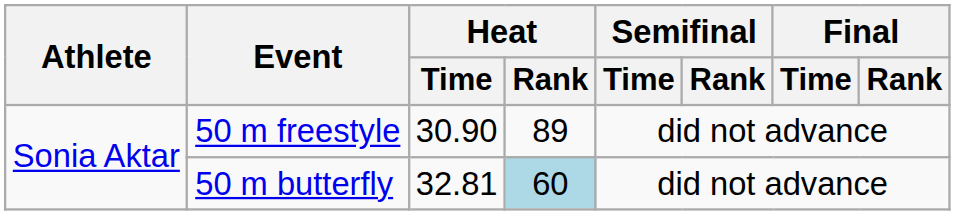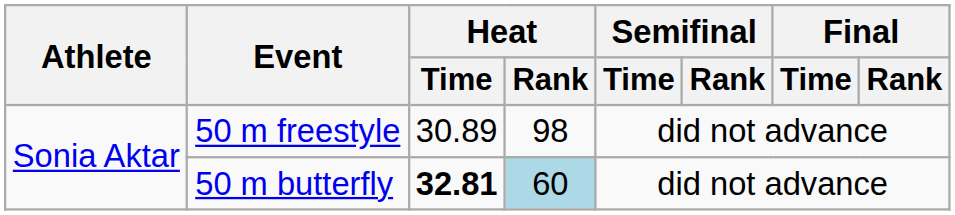(457, 132) 30.90 -> (457, 132) 30.89
(550, 132) 89 -> (550, 132) 98
(457, 183) normal -> (457, 183) bold
